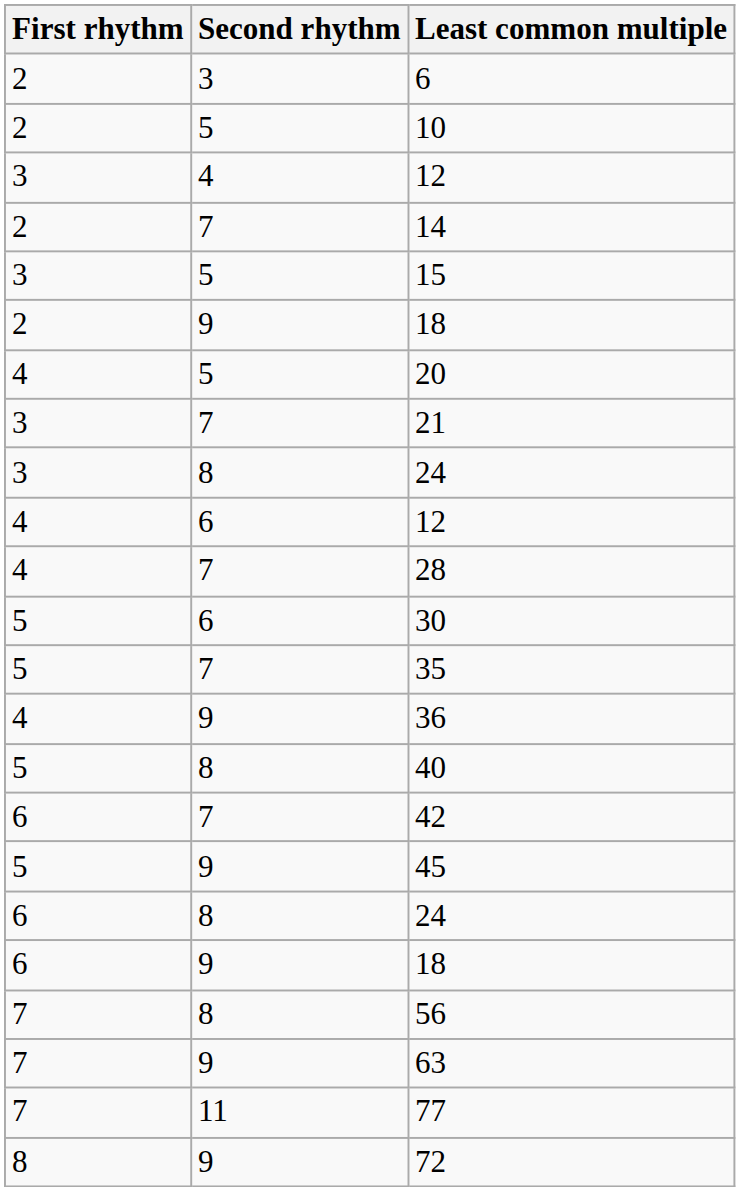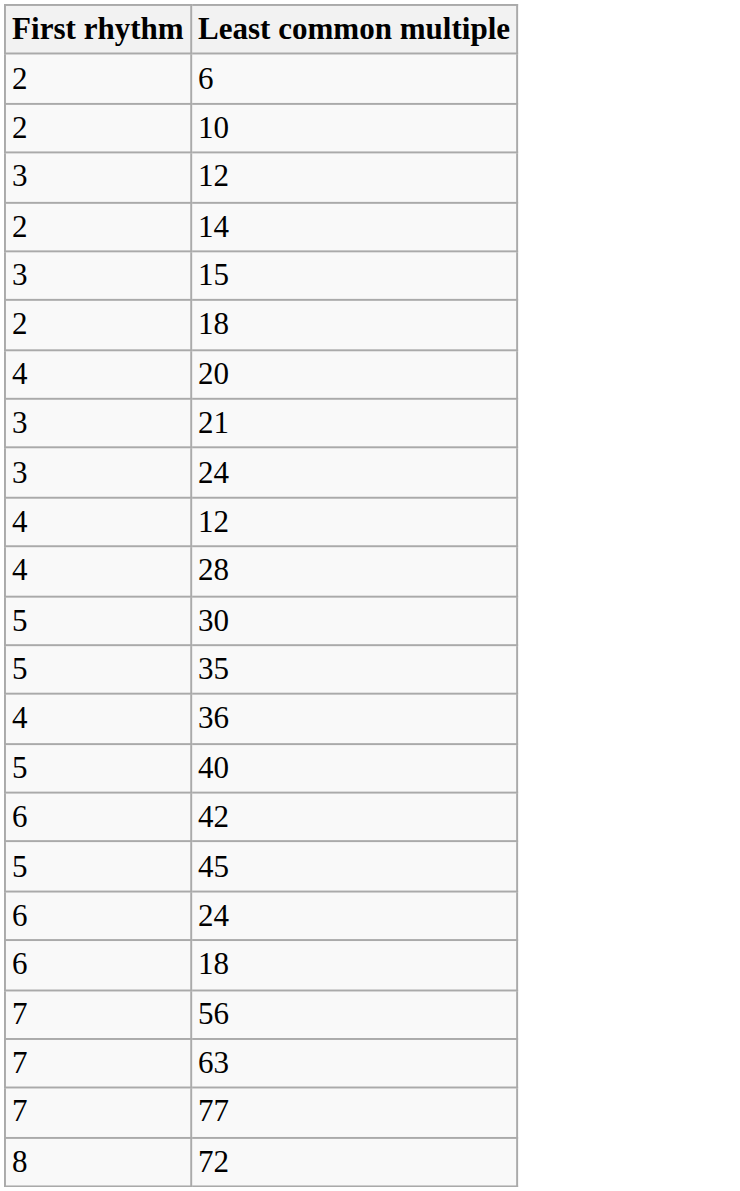- column: (299, 29)
